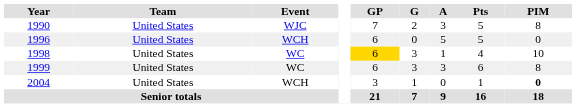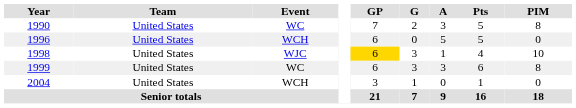(295, 25) WJC -> (295, 25) WC
(295, 53) WC -> (295, 53) WJC
(538, 82) bold -> (538, 82) normal
